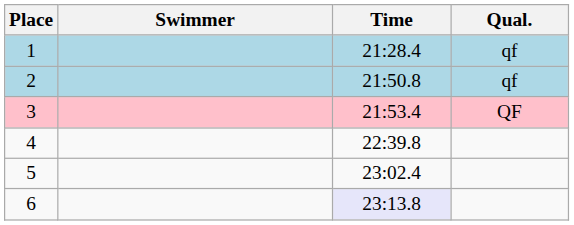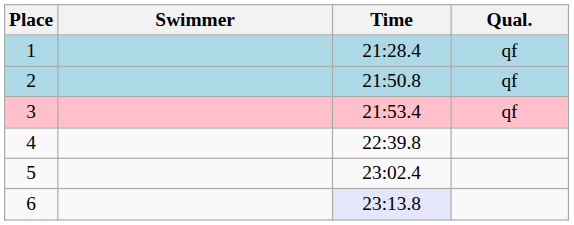(509, 111) QF -> (509, 111) qf
